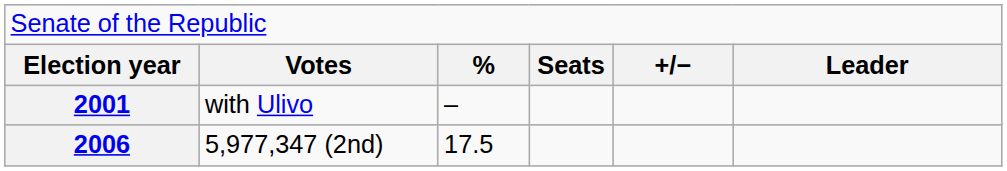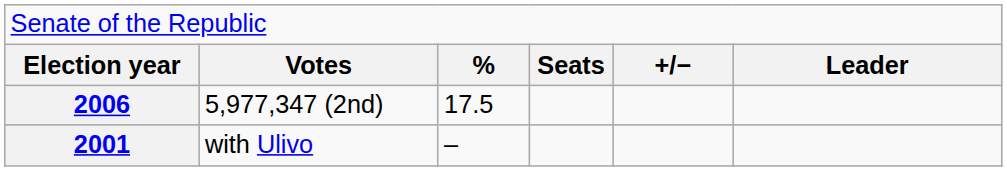rows swapped: (102, 104) <-> (102, 144)
